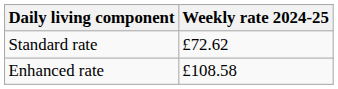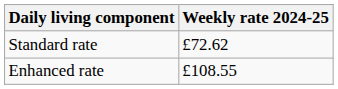(210, 71) £108.58 -> (210, 71) £108.55
